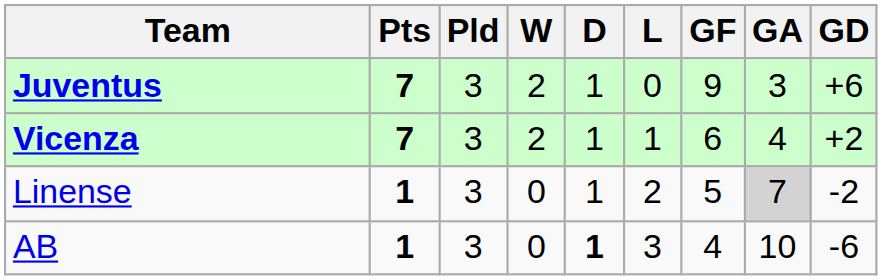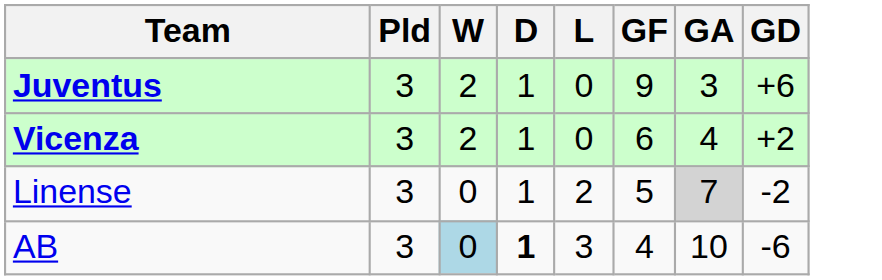- column: (405, 31)
(652, 138) 1 -> (584, 138) 0
(536, 246) no background -> (468, 246) lightblue background
